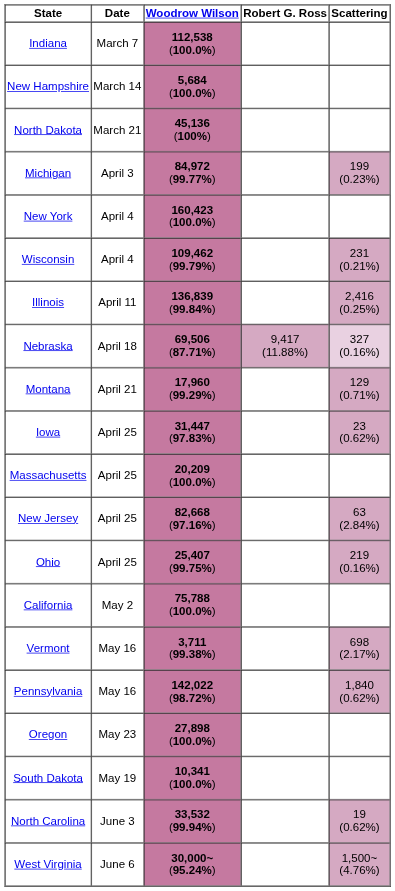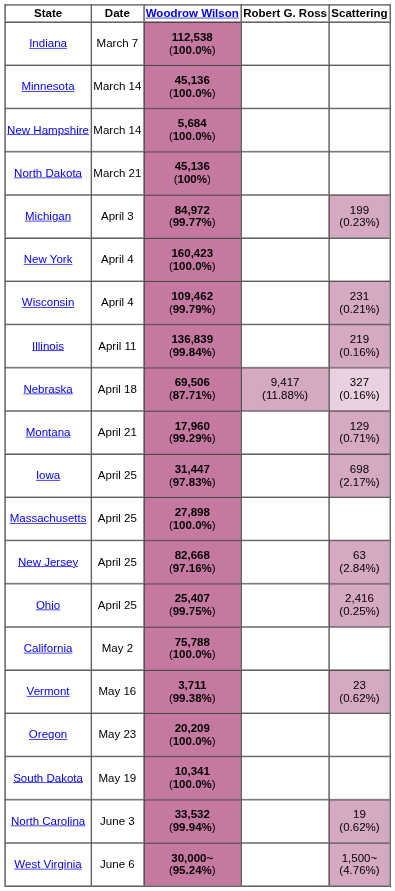+ row: (48, 86)
(359, 302) 2,416 (0.25%) -> (359, 346) 219 (0.16%)
(359, 432) 23 (0.62%) -> (359, 475) 698 (2.17%)
(192, 475) 20,209 (100.0%) -> (192, 518) 27,898 (100.0%)
(359, 562) 219 (0.16%) -> (359, 605) 2,416 (0.25%)
(359, 648) 698 (2.17%) -> (359, 691) 23 (0.62%)
- row: (48, 691)
(192, 734) 27,898 (100.0%) -> (192, 734) 20,209 (100.0%)
